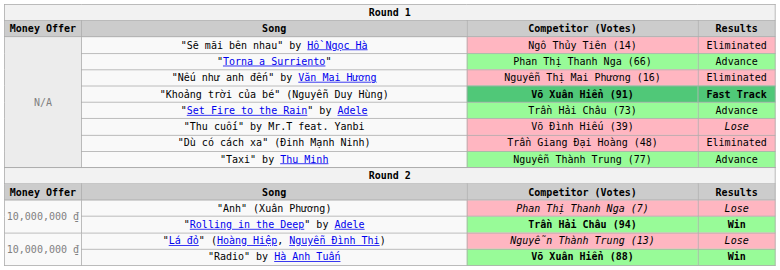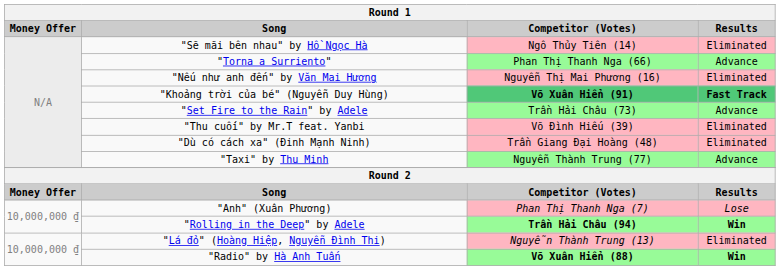(737, 127) Lose -> (737, 127) Eliminated
(737, 241) Lose -> (737, 241) Eliminated
